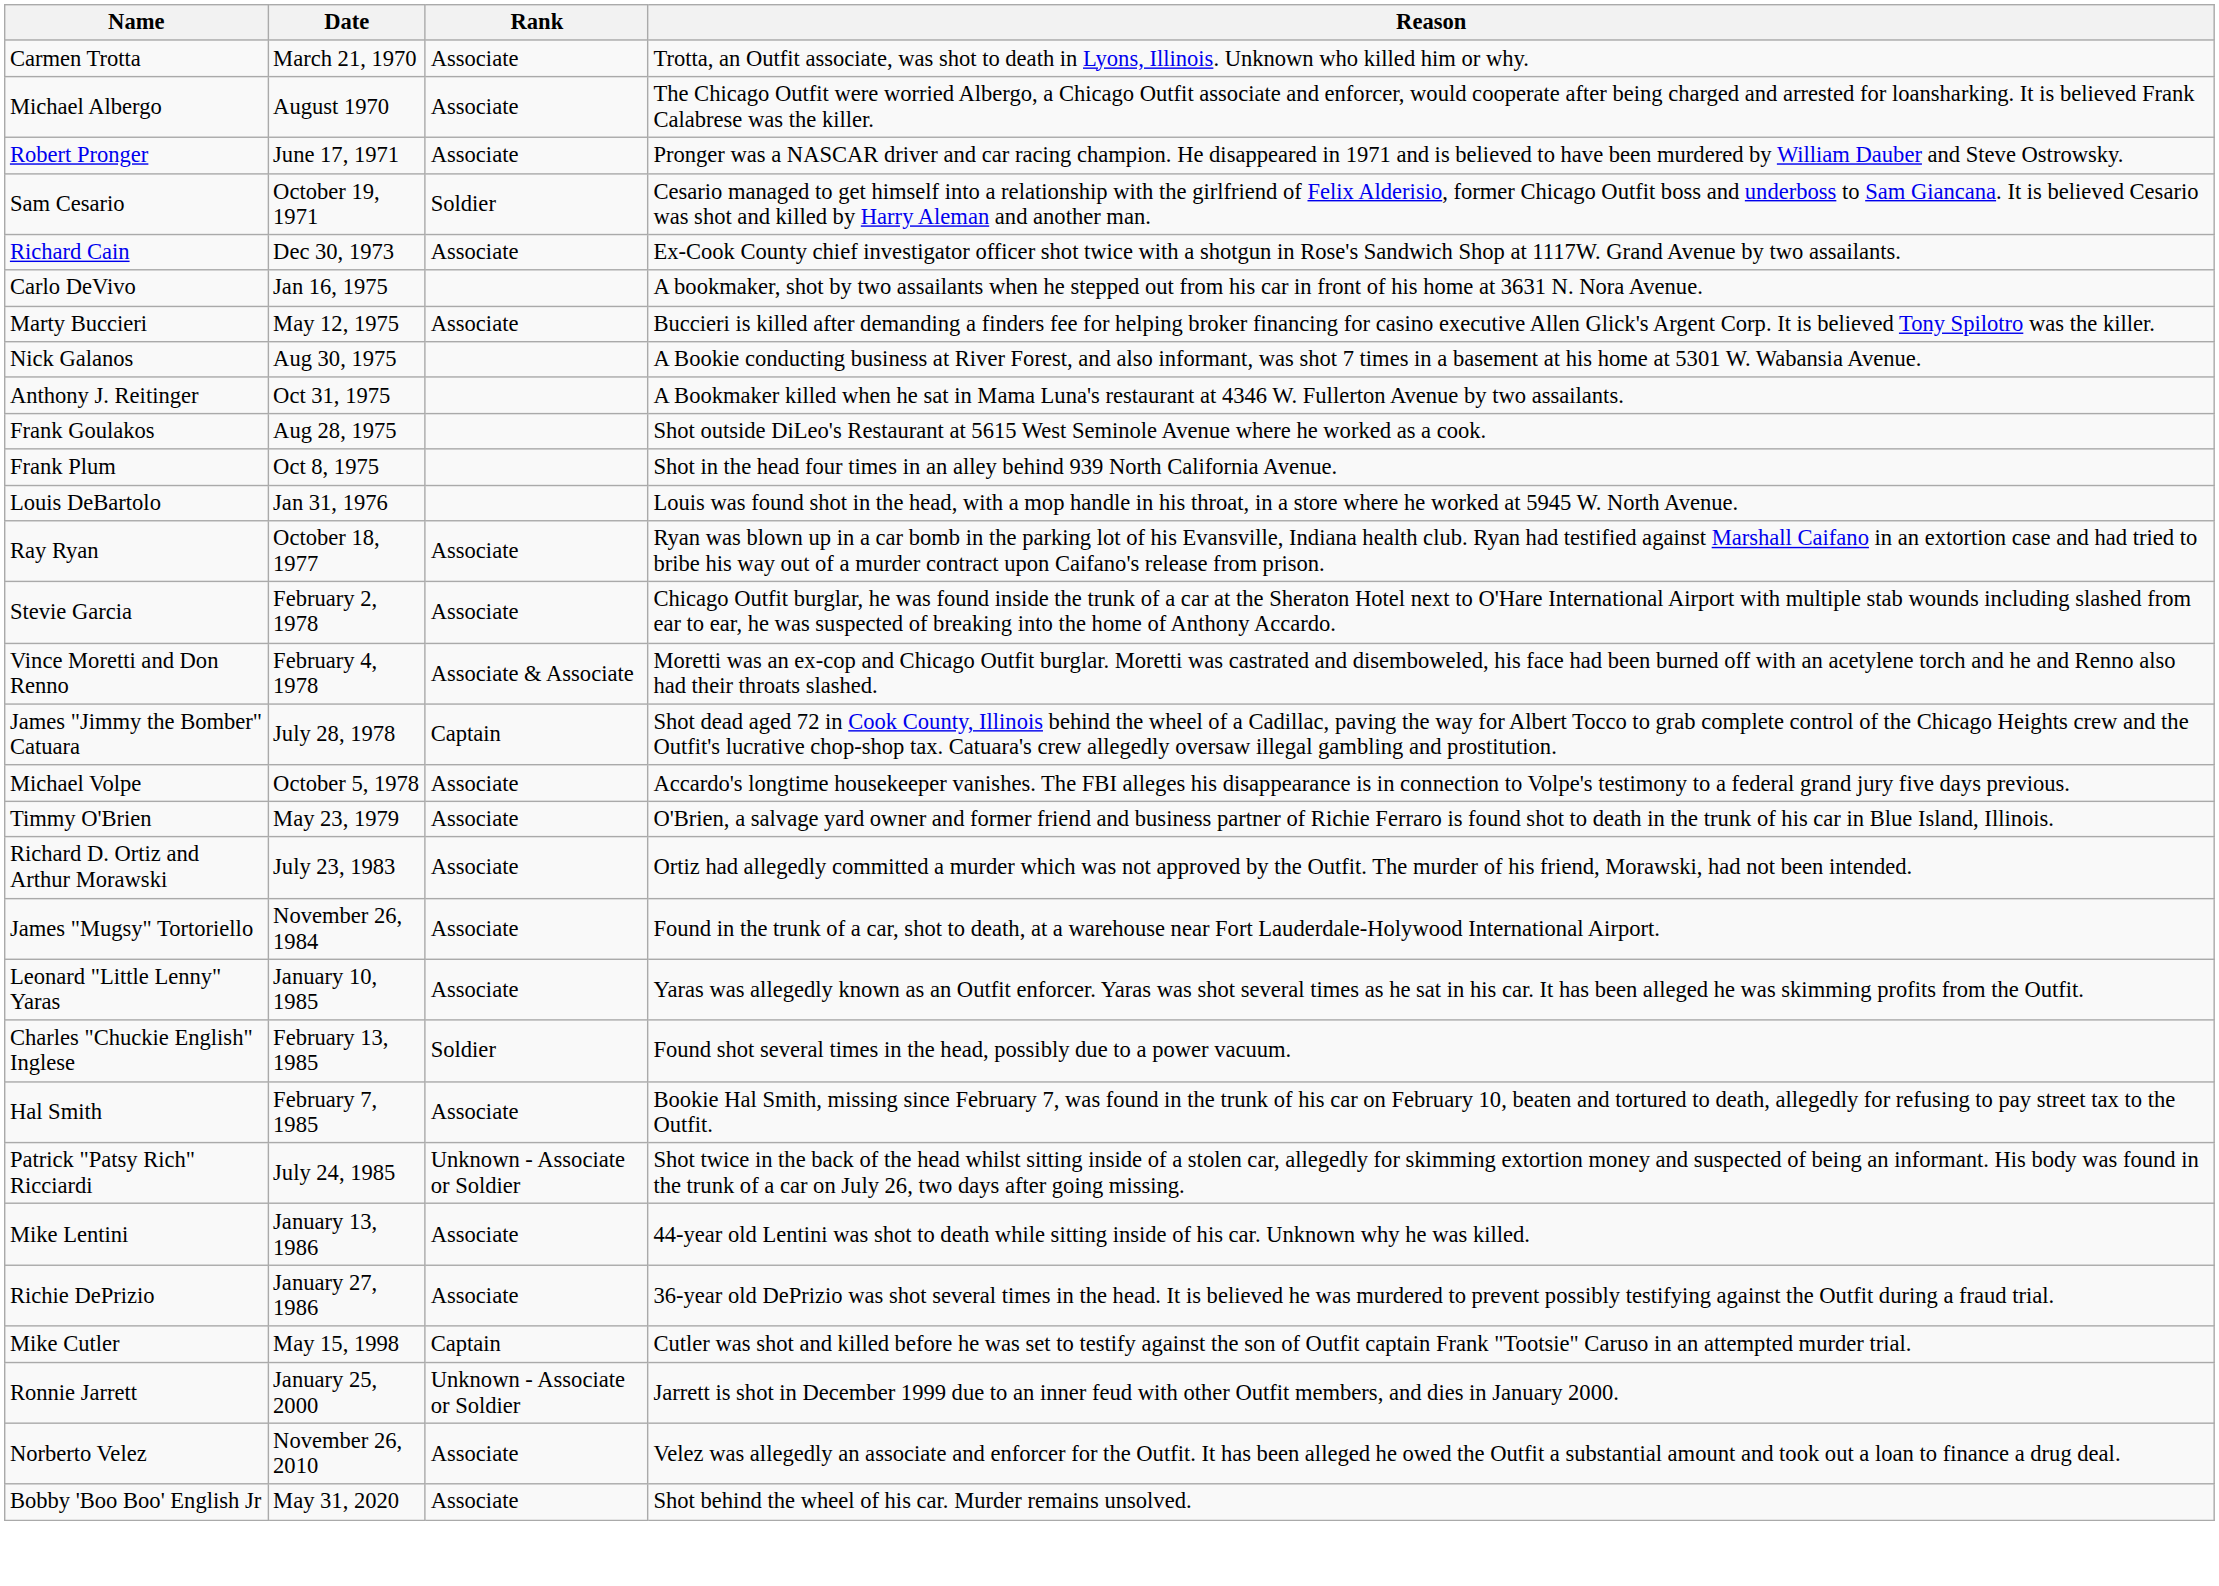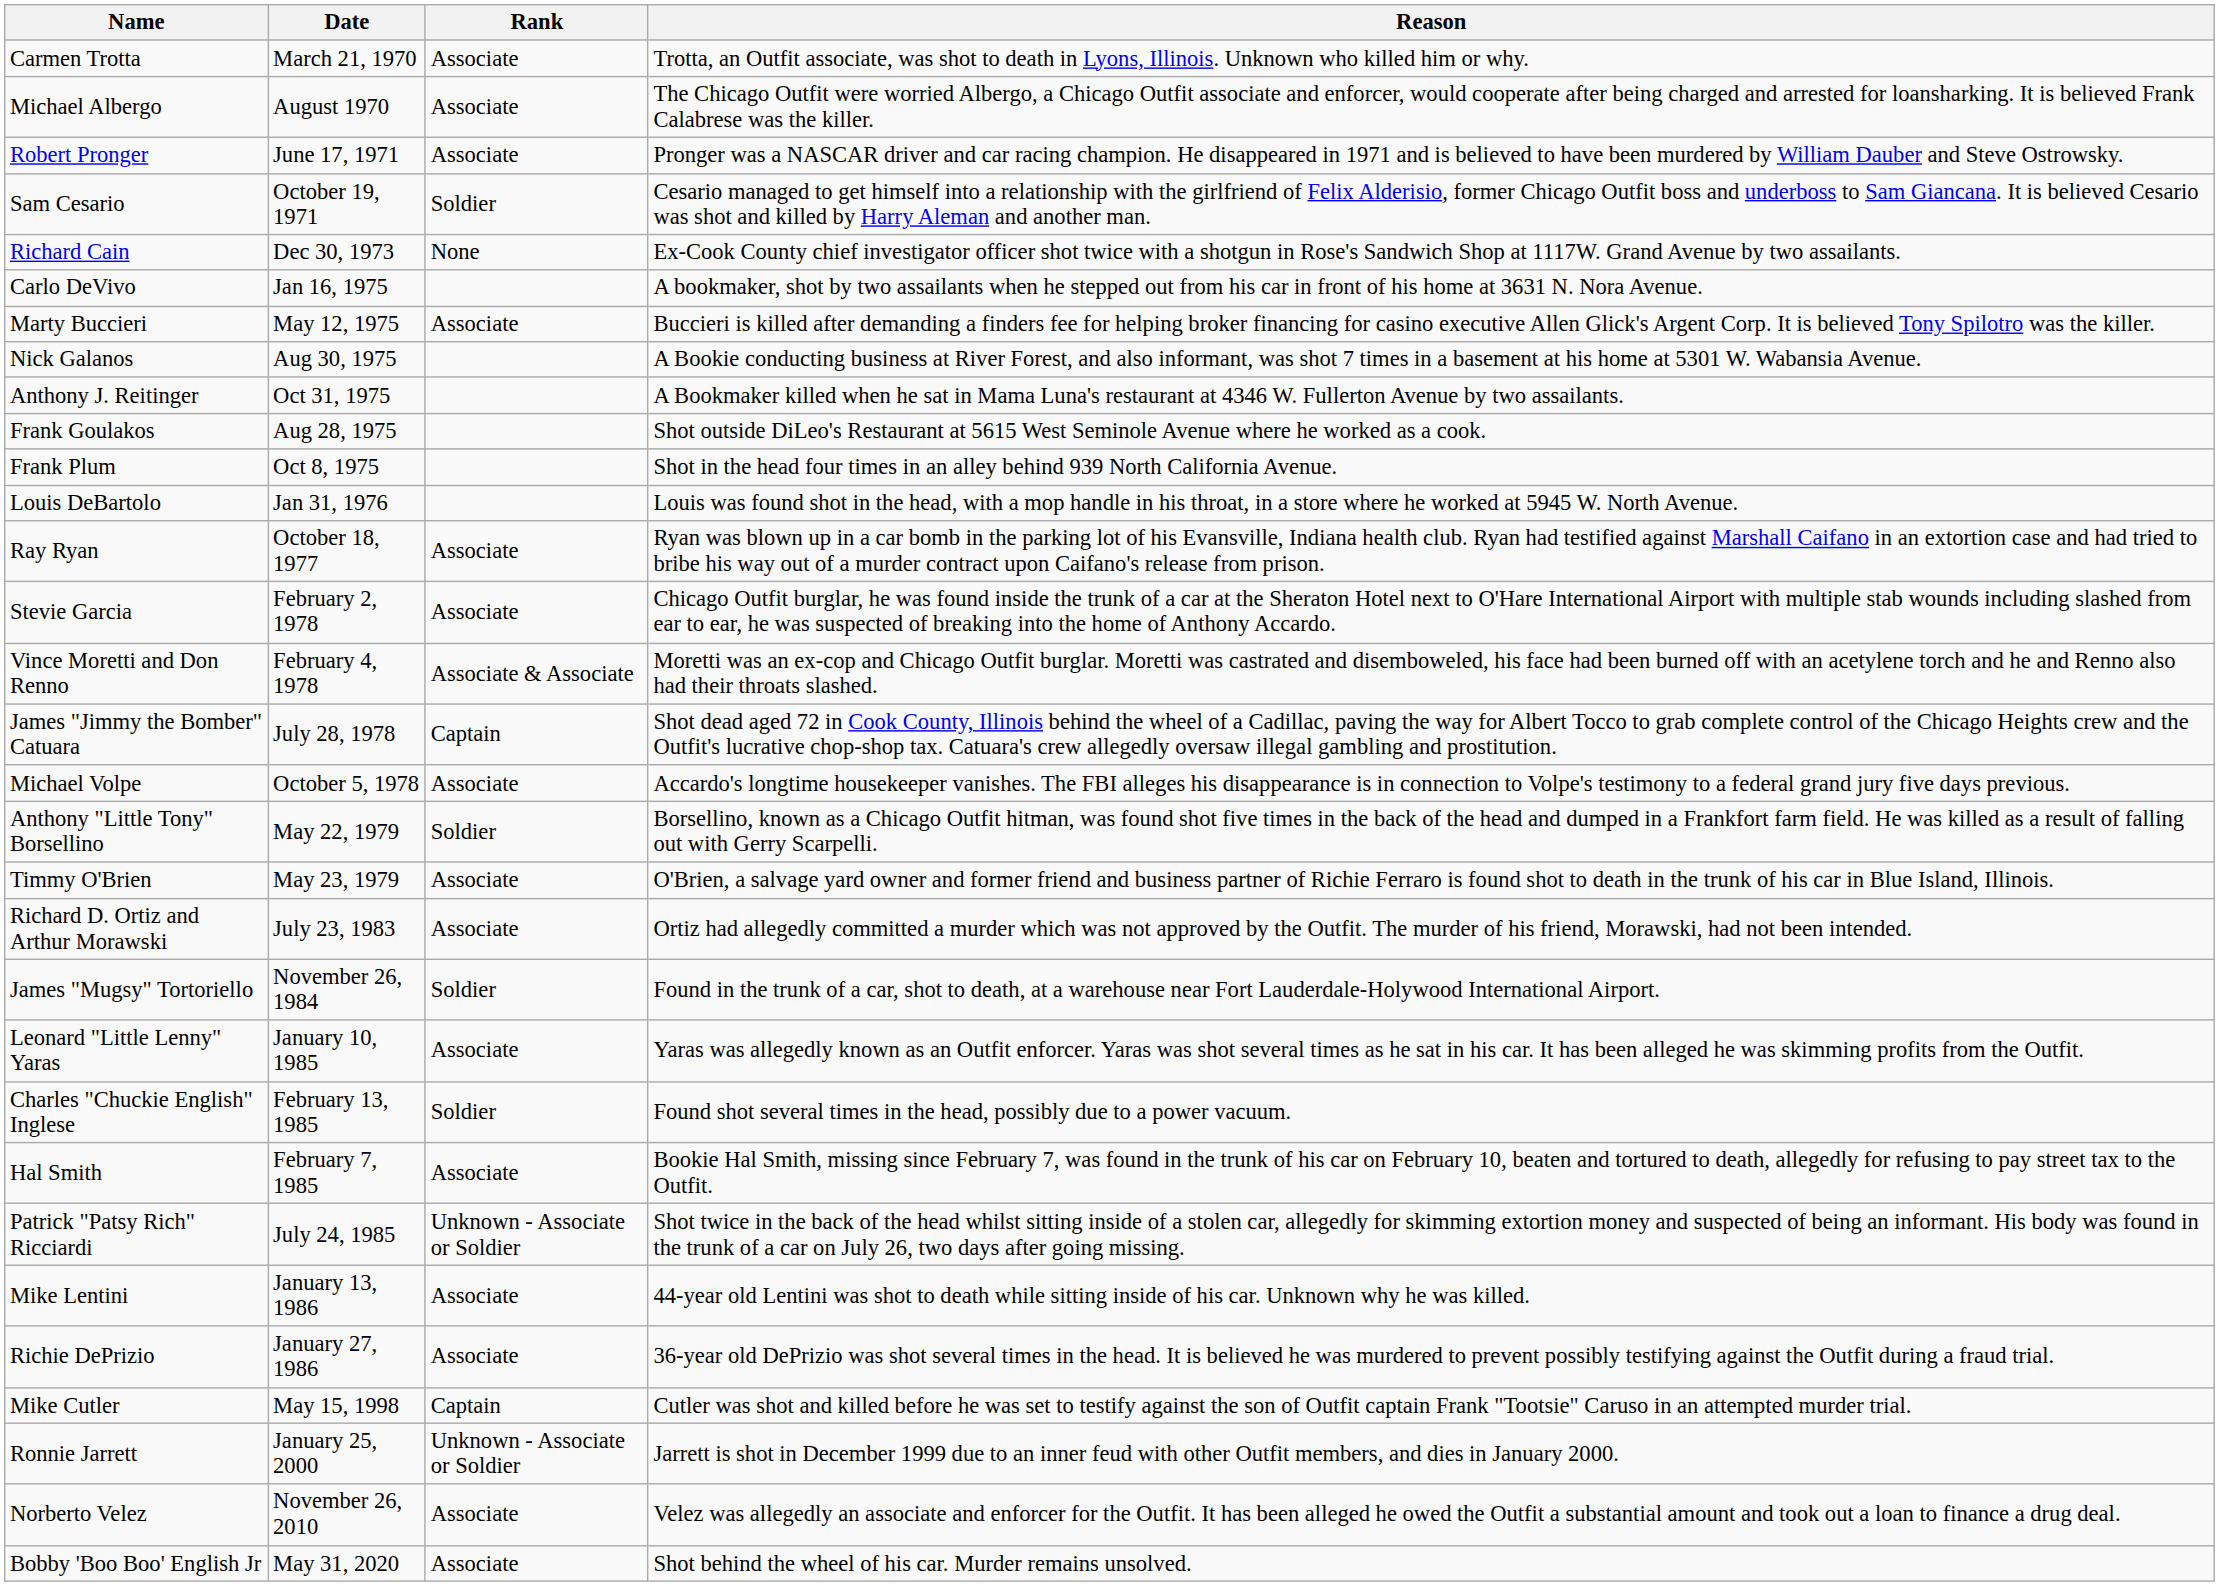(475, 252) Associate -> (455, 252) None
+ row: (111, 831)
(475, 928) Associate -> (463, 989) Soldier
